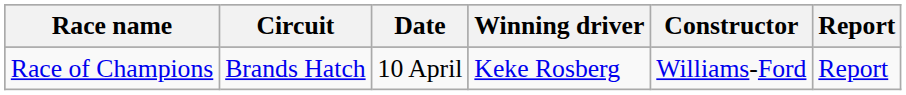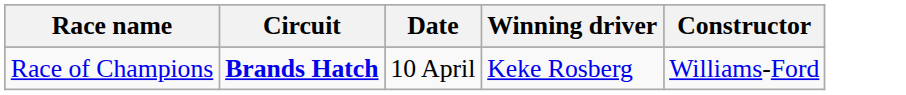- column: (857, 25)
(295, 68) normal -> (302, 68) bold
